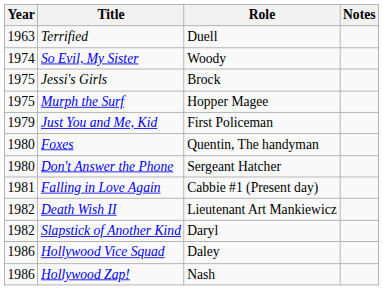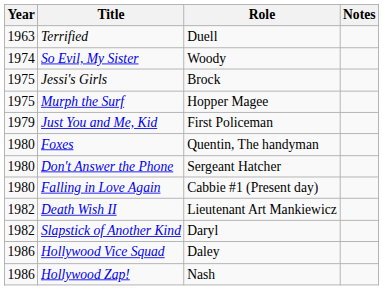(21, 187) 1981 -> (21, 187) 1980
